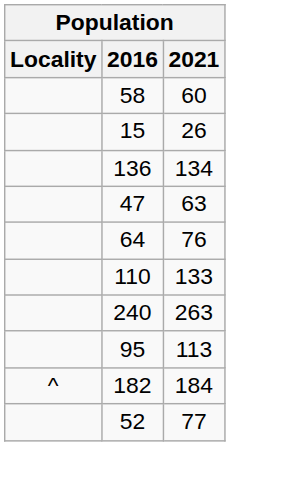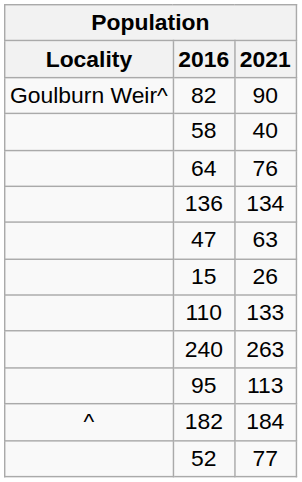+ row: (204, 95)
(194, 95) 60 -> (265, 131) 40
rows swapped: (132, 240) <-> (132, 131)
